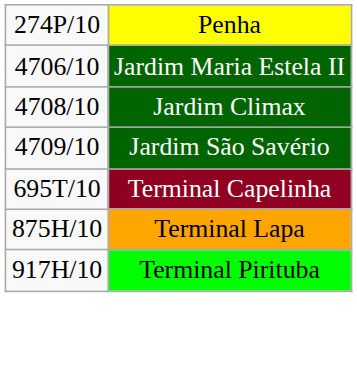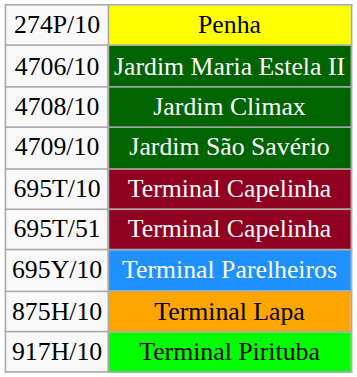+ row: (57, 229)
+ row: (57, 270)
